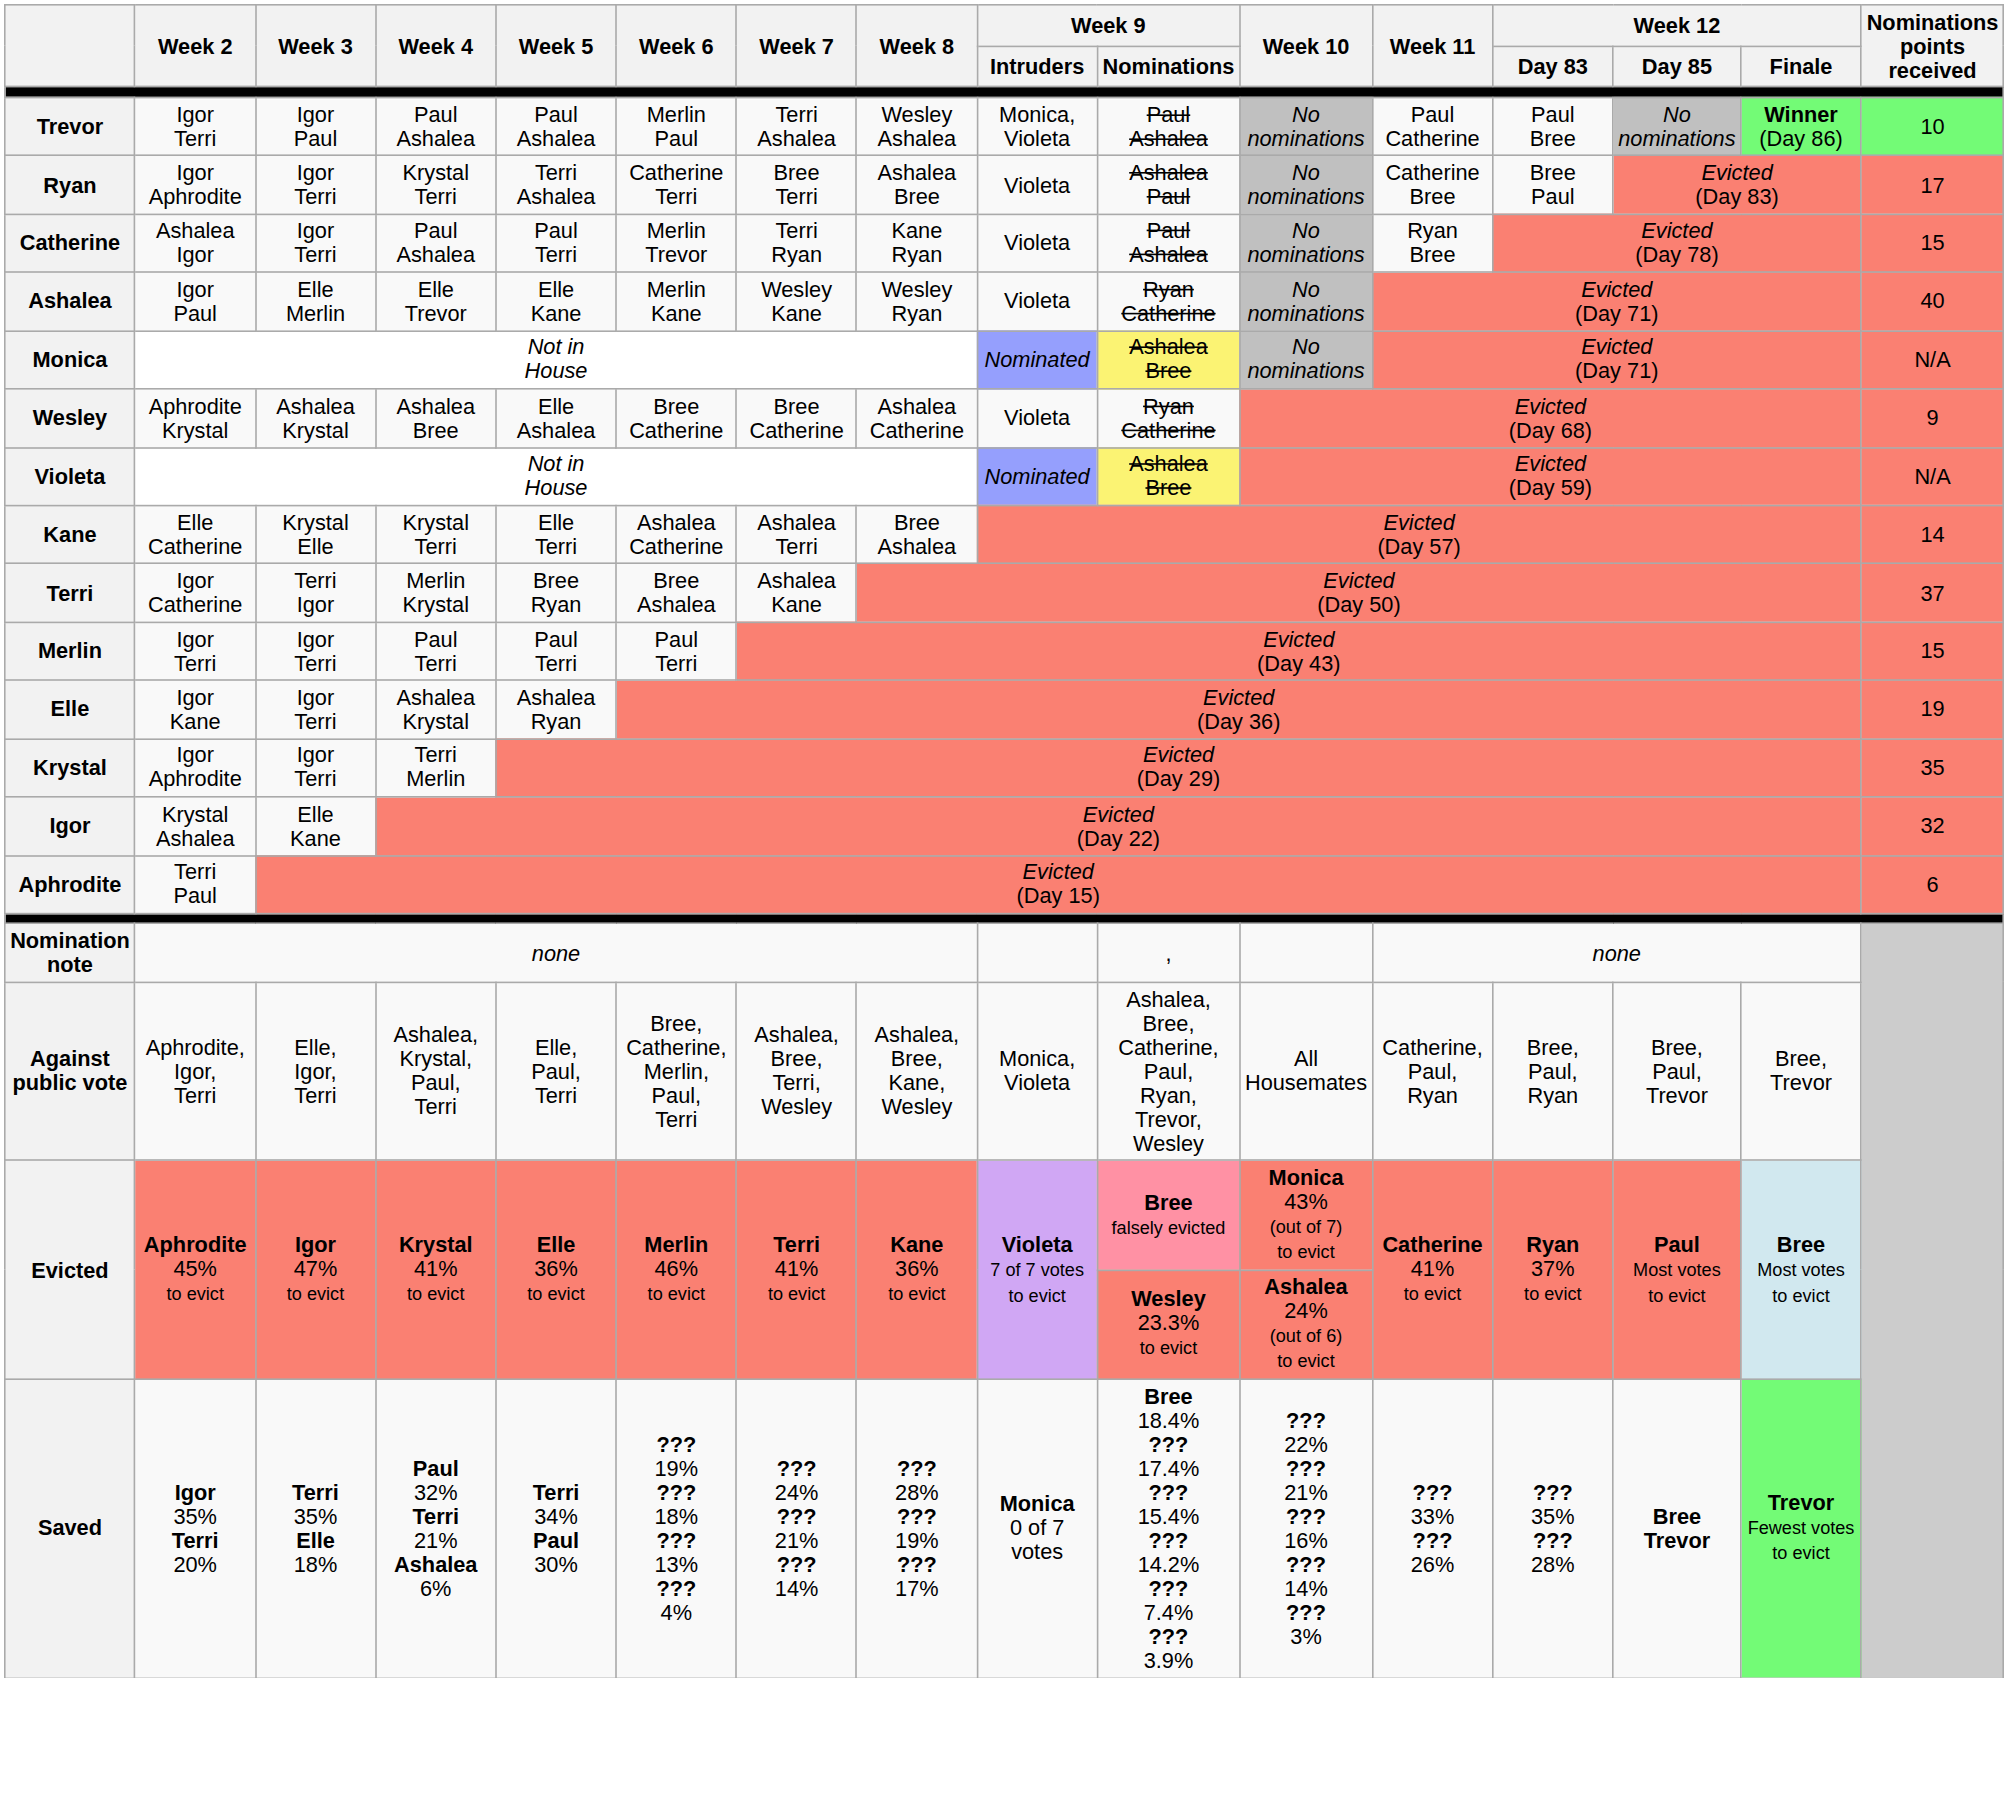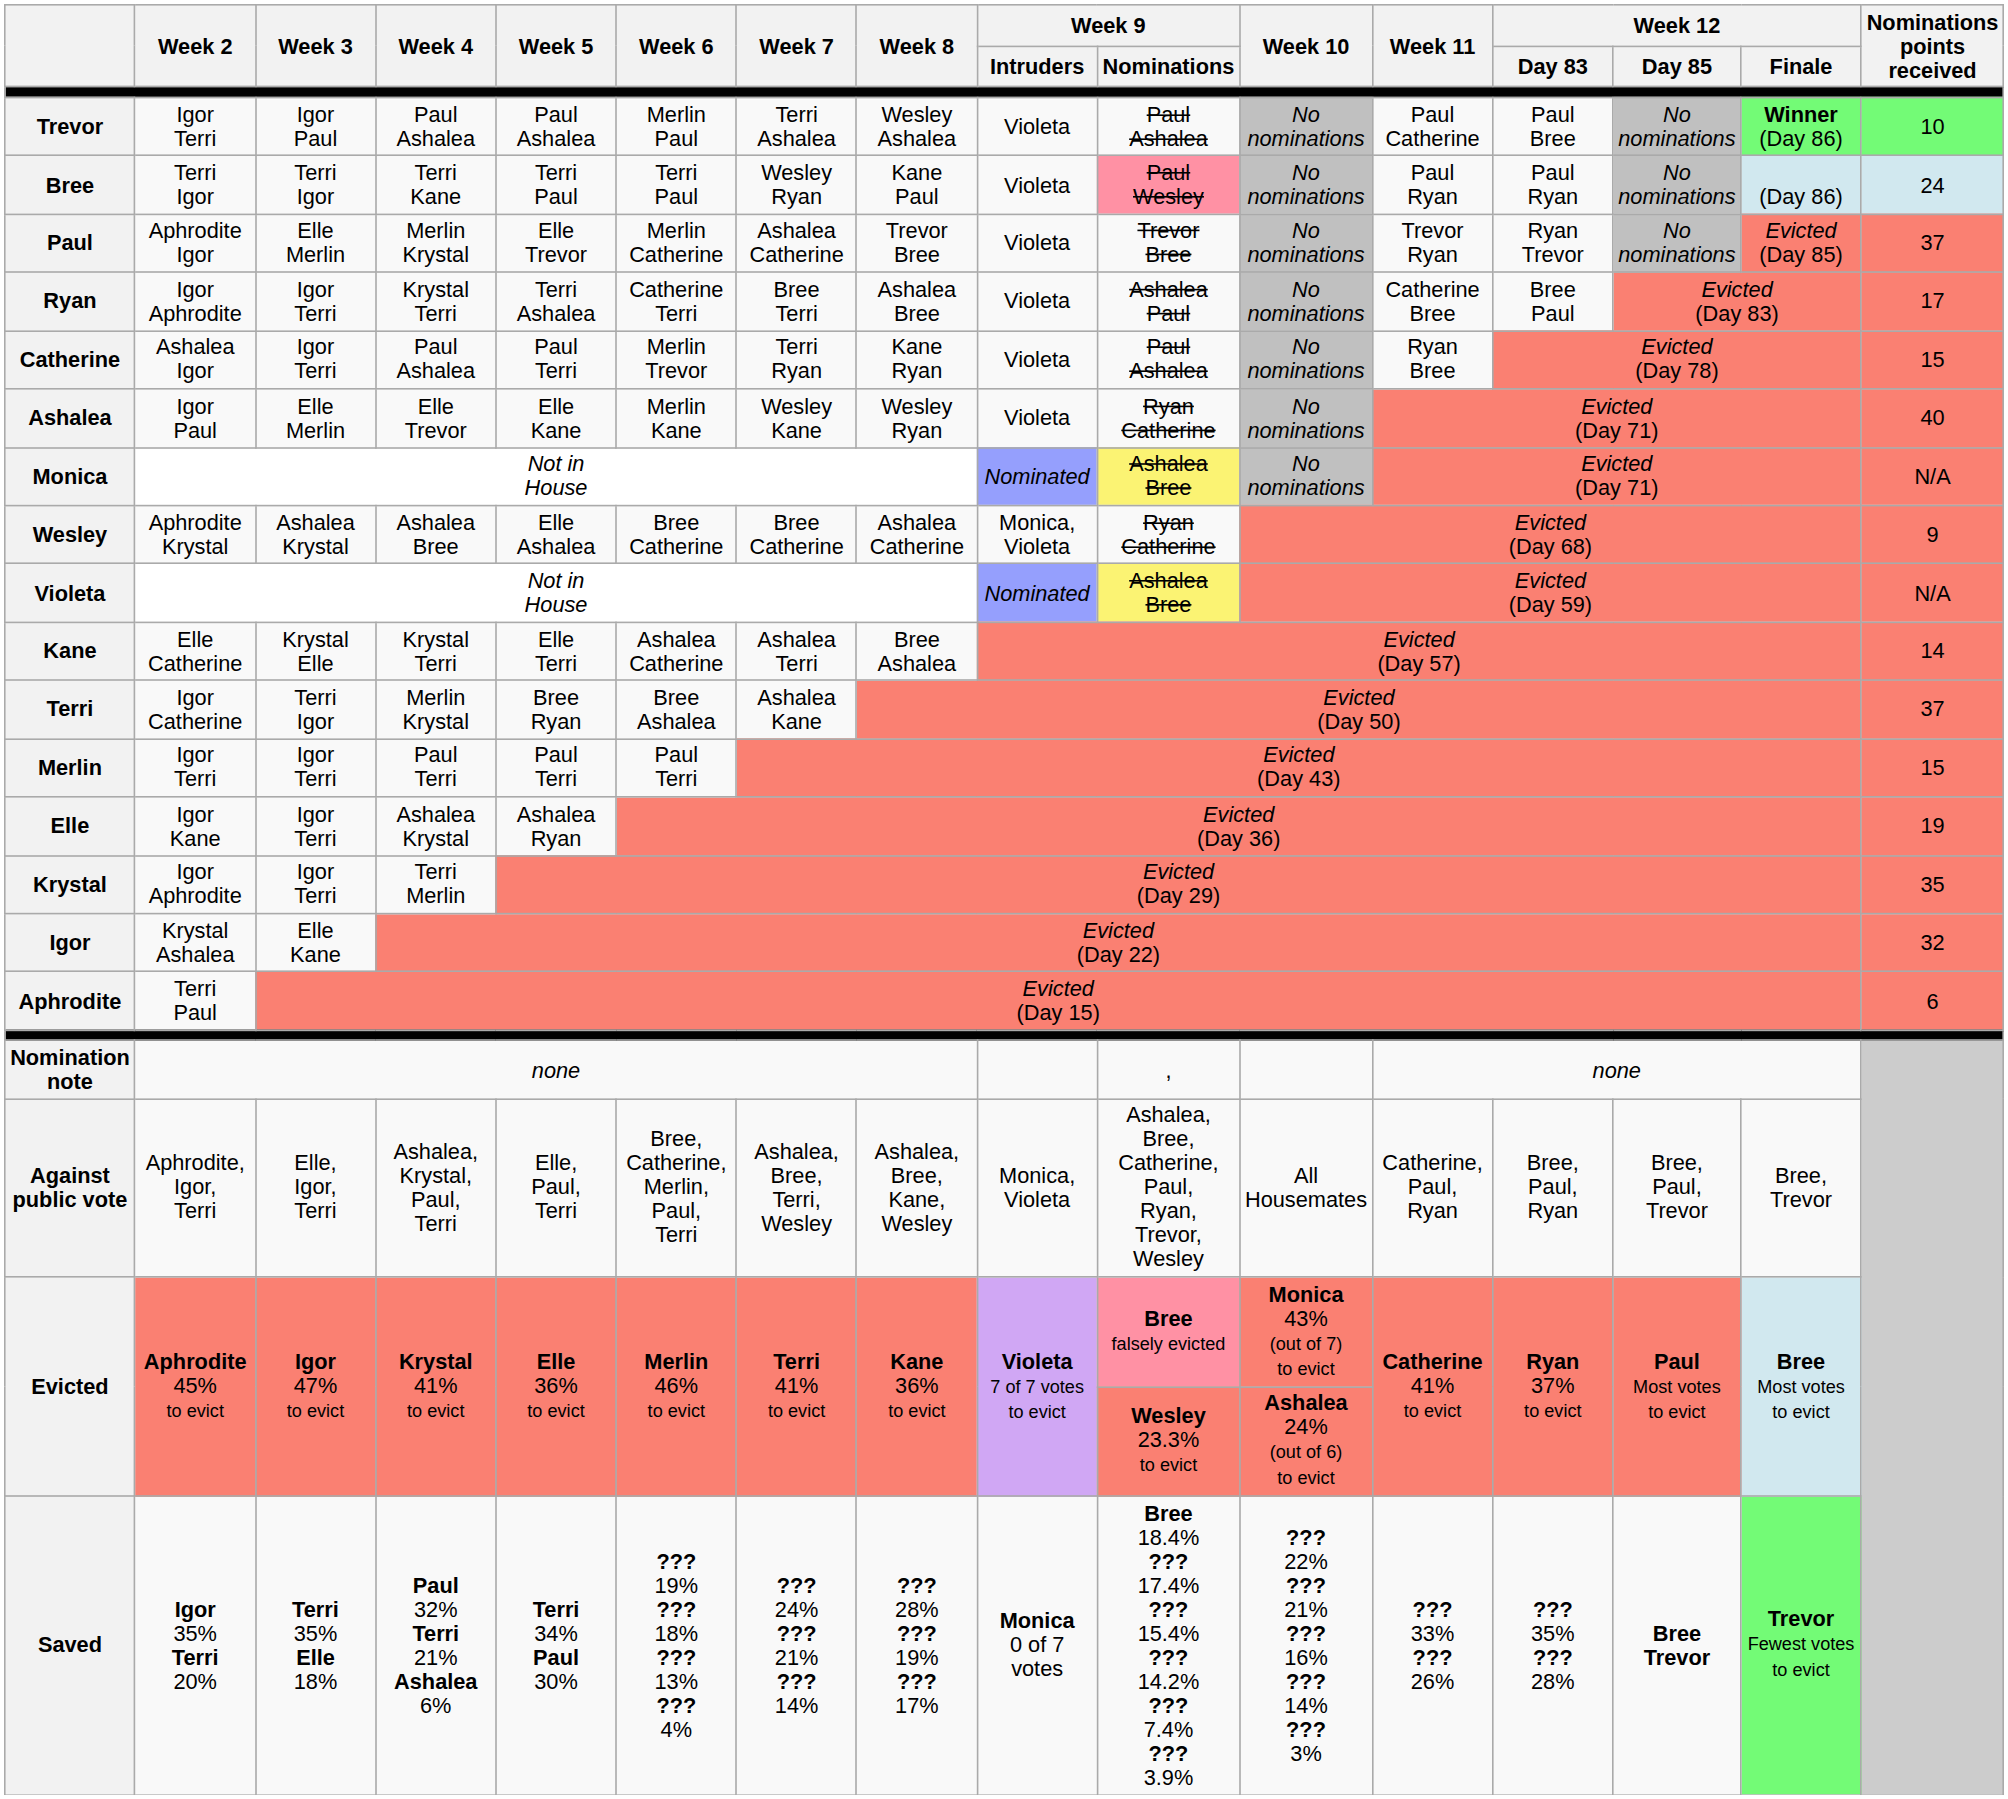(1037, 126) Monica, Violeta -> (1037, 126) Violeta
+ row: (70, 184)
+ row: (70, 243)
(1037, 418) Violeta -> (1037, 534) Monica, Violeta
